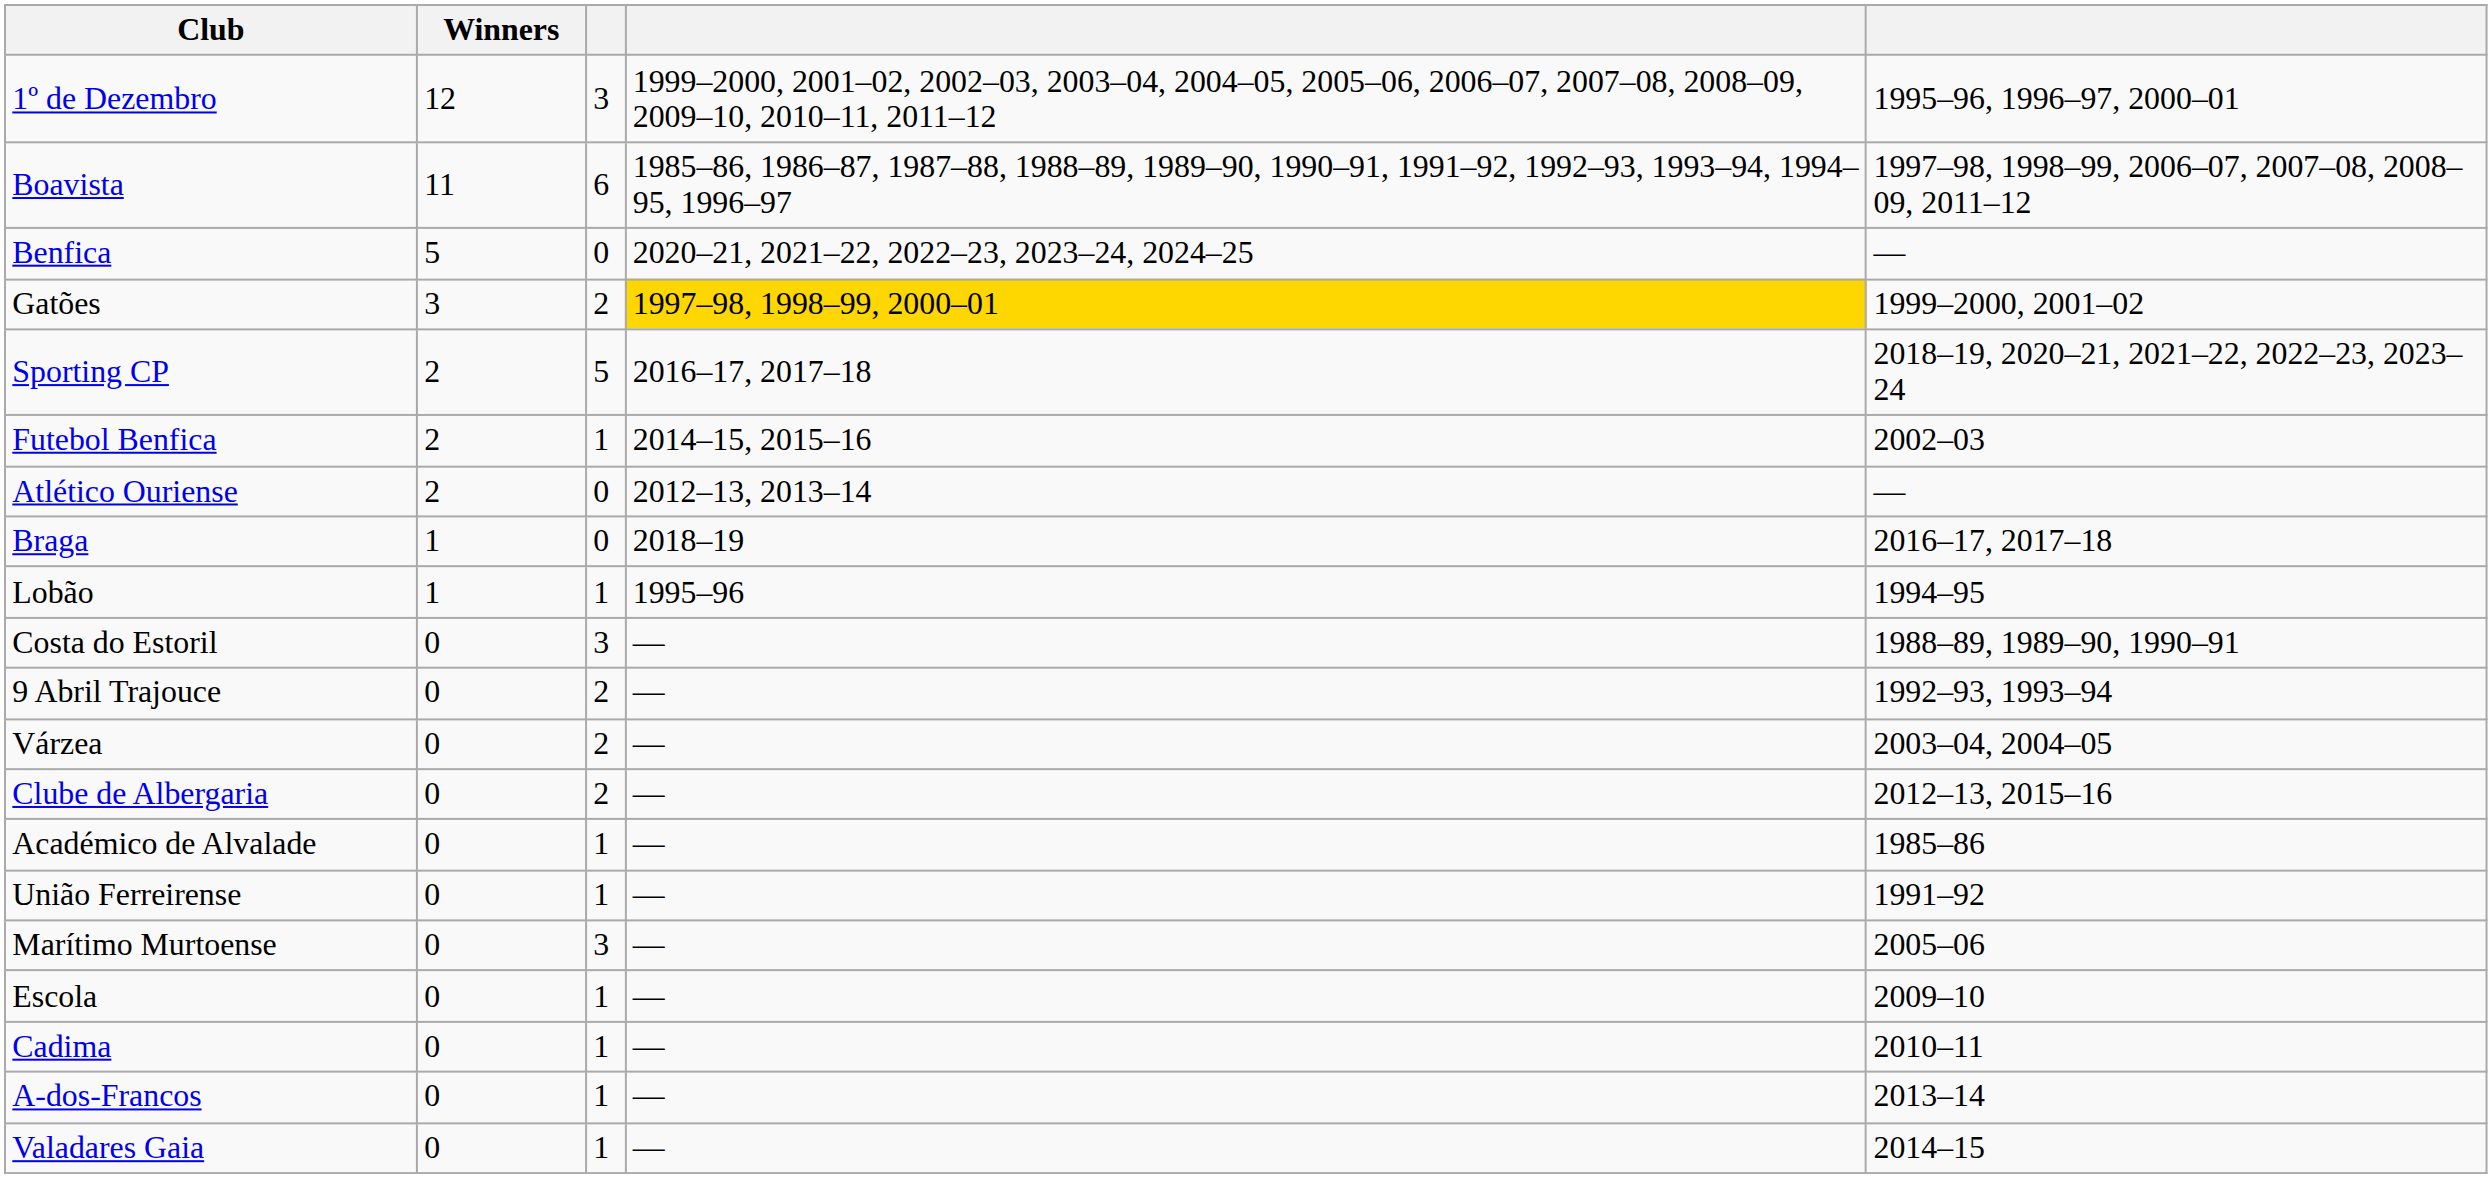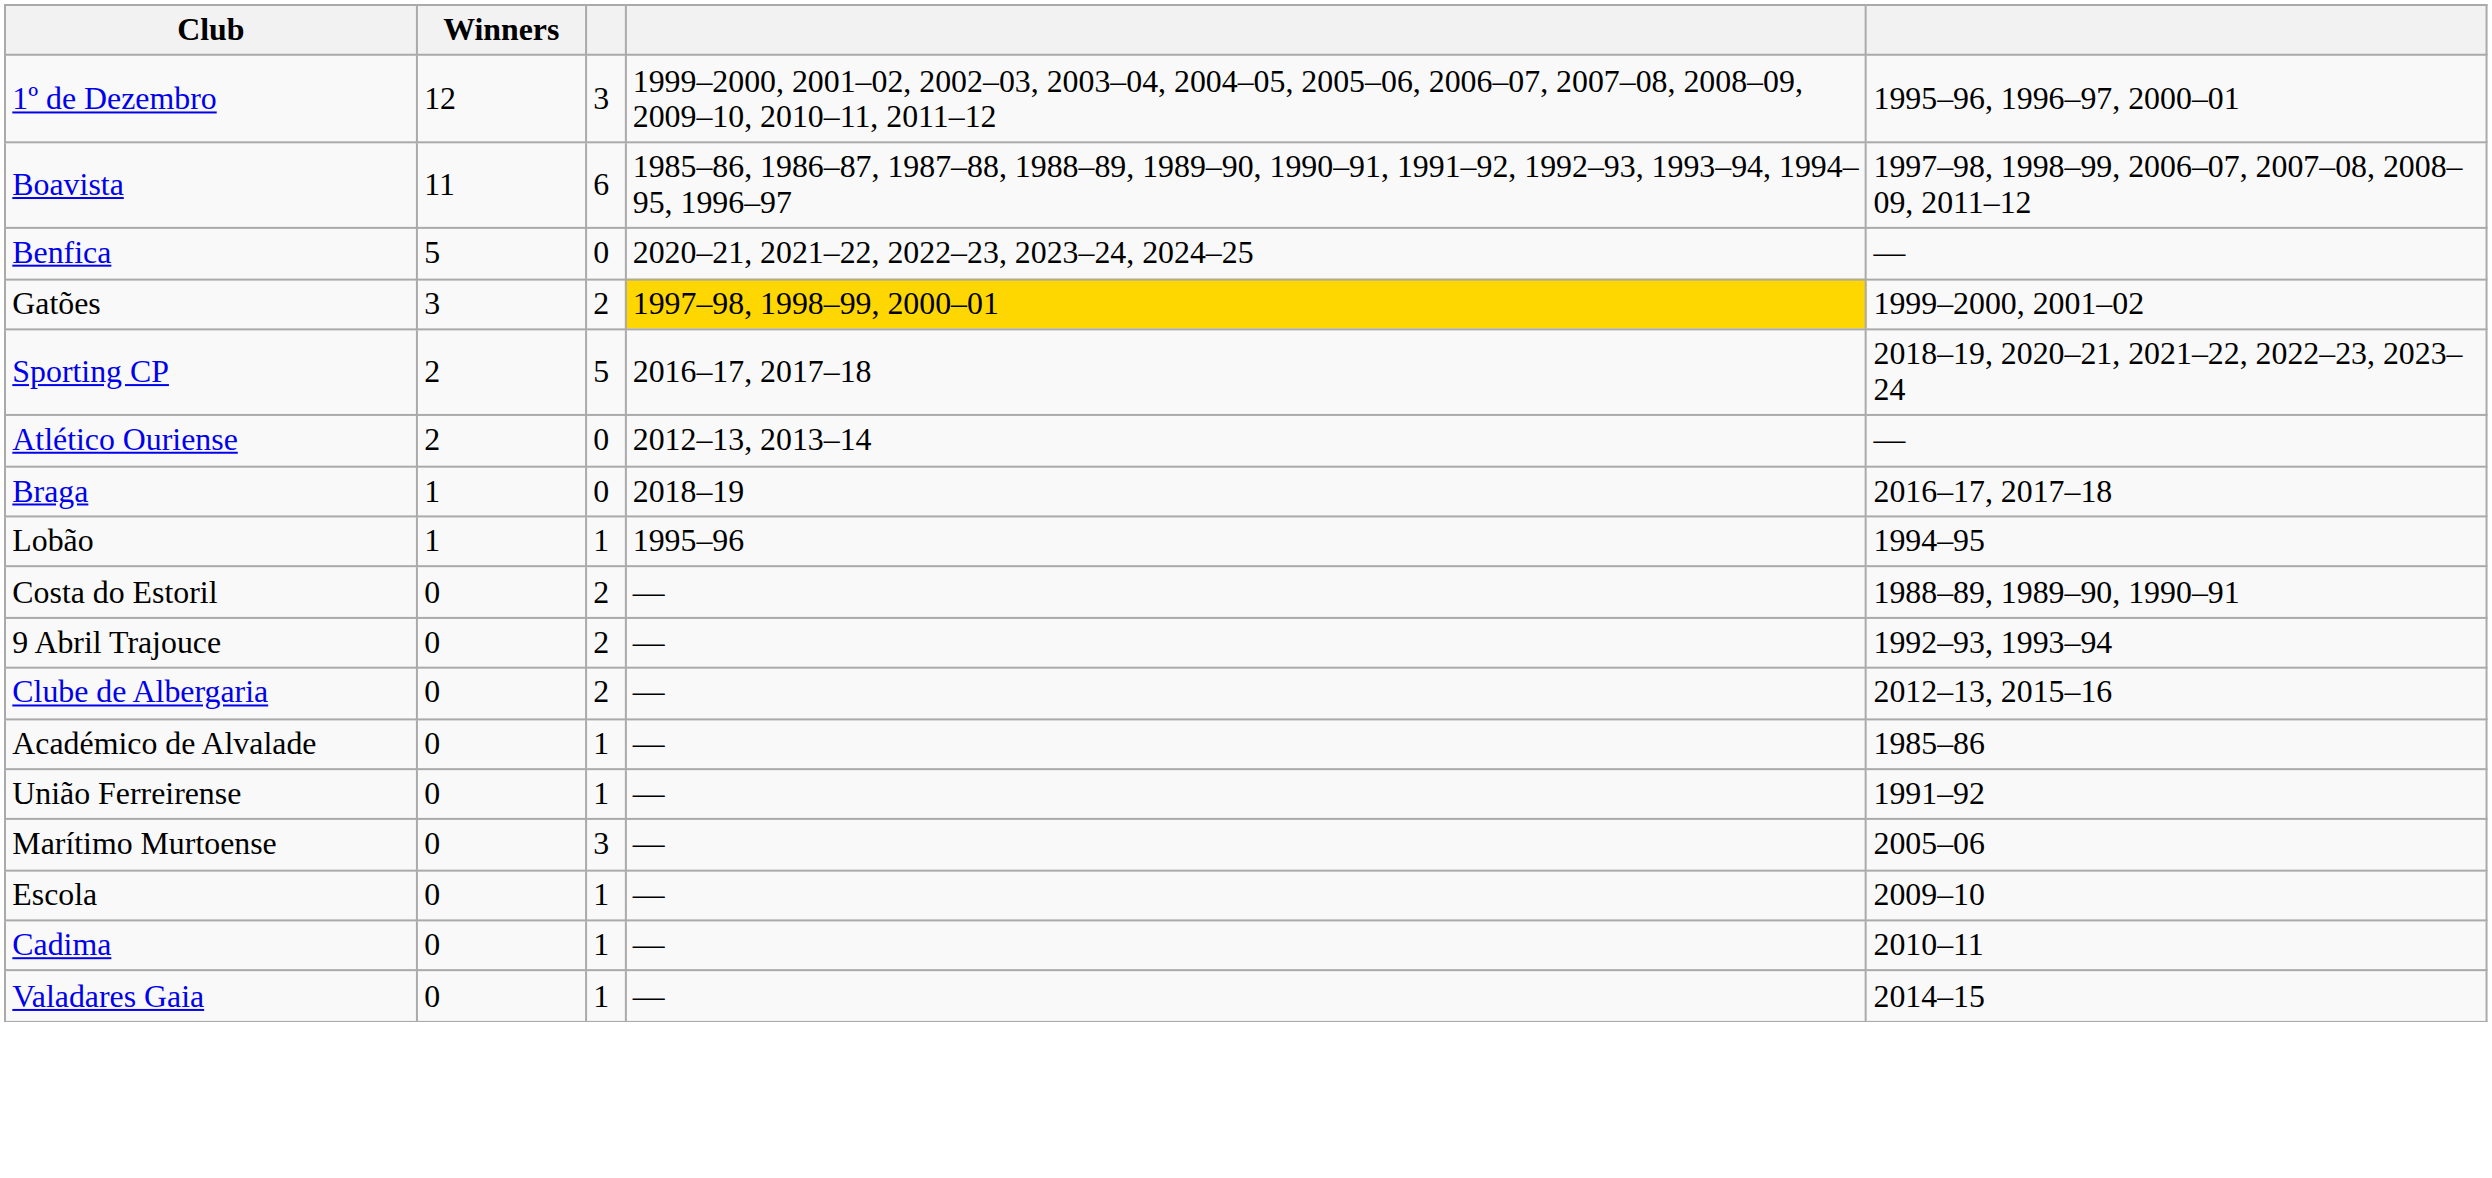- row: (114, 440)
(601, 642) 3 -> (601, 591) 2
- row: (57, 743)
- row: (107, 1096)
